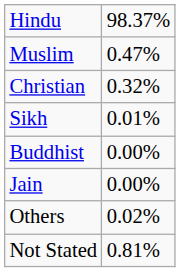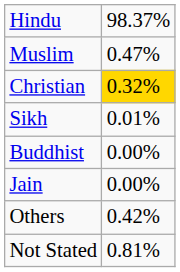(133, 86) no background -> (133, 86) gold background
(133, 217) 0.02% -> (133, 217) 0.42%
